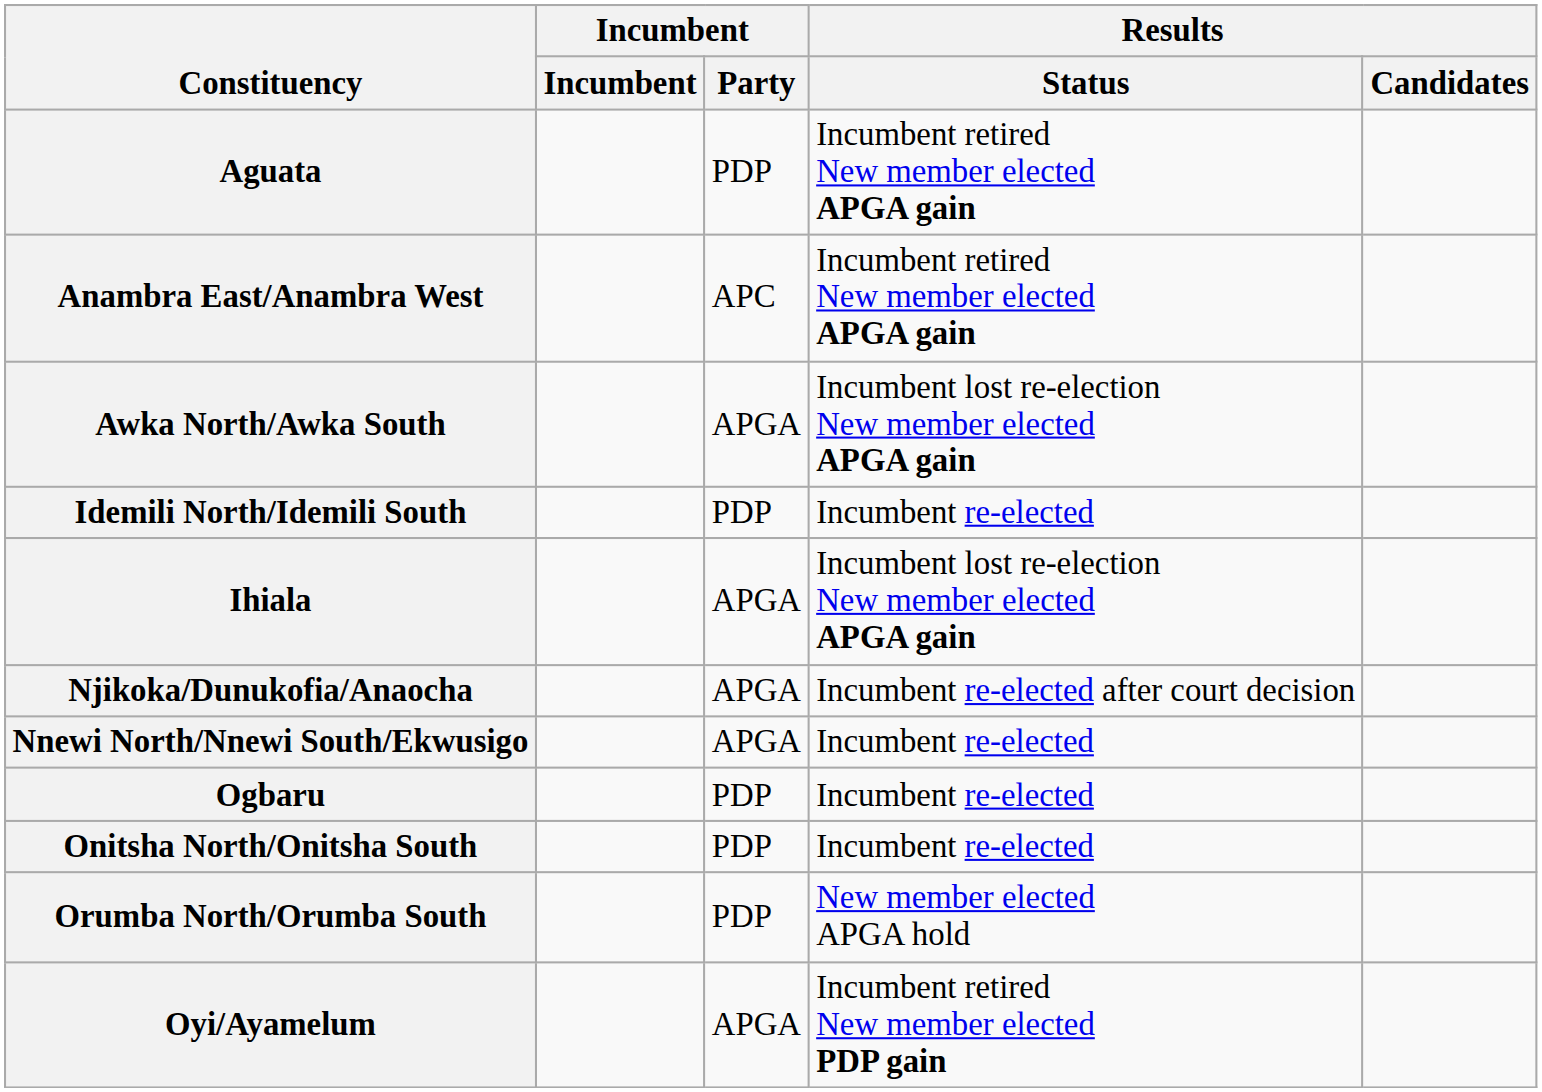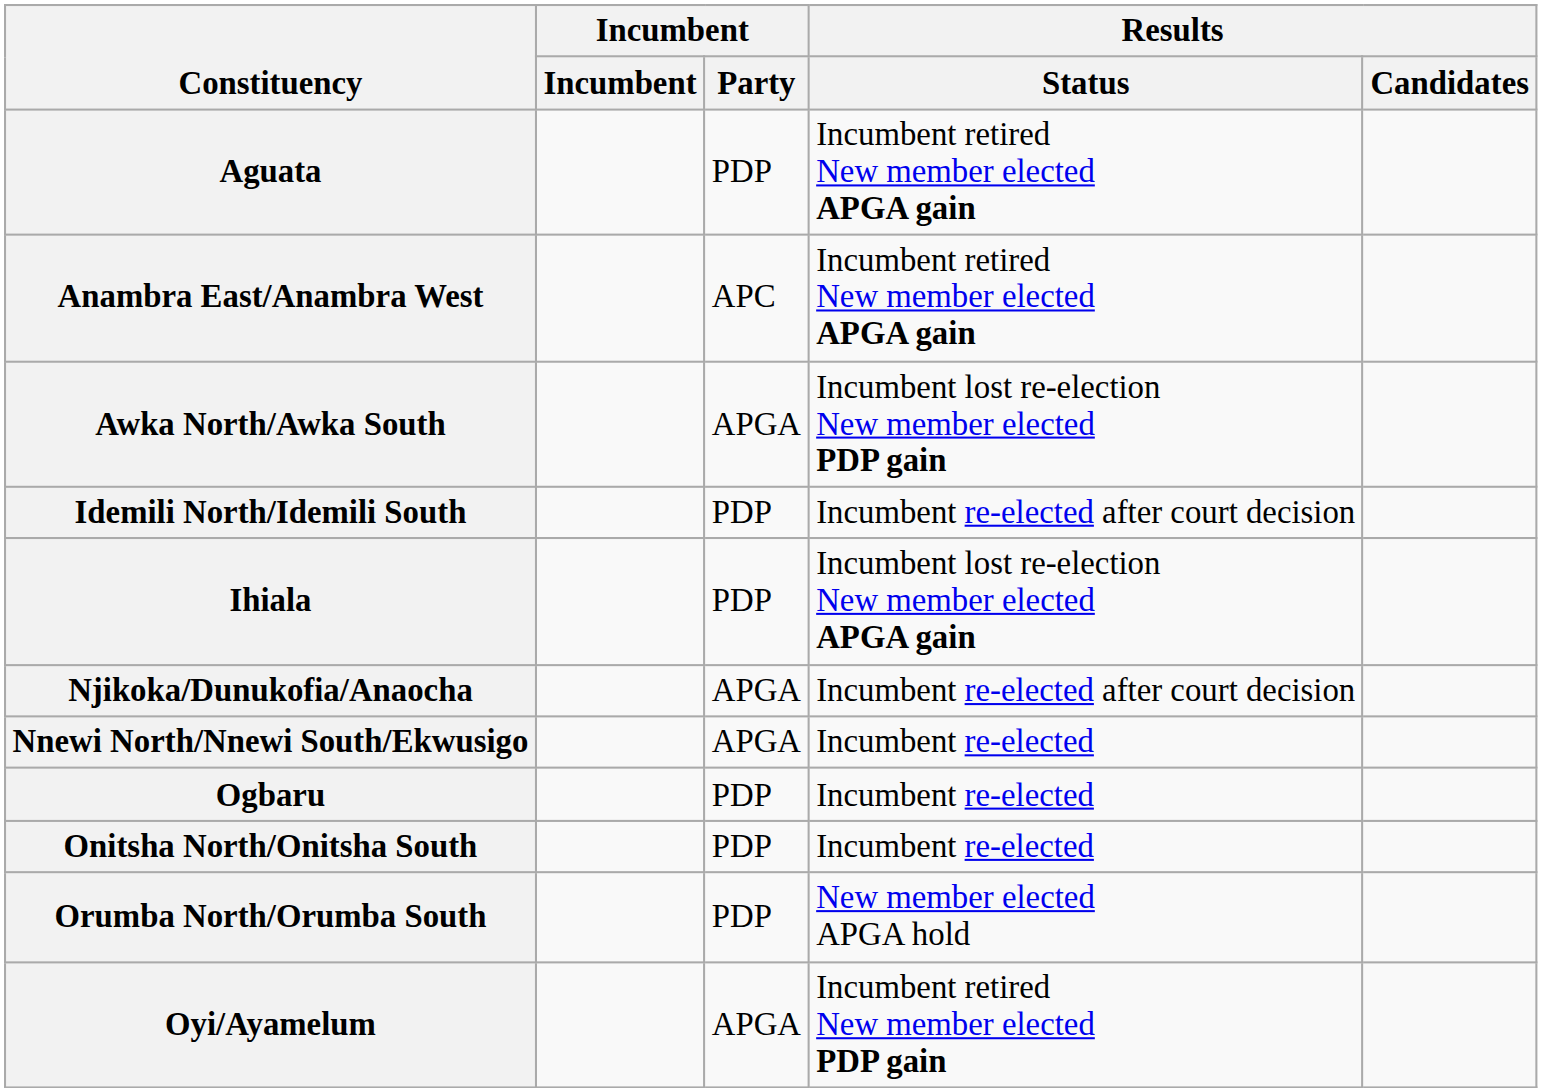(988, 423) Incumbent lost re-election New member elected APGA gain -> (988, 423) Incumbent lost re-election New member elected PDP gain
(955, 512) Incumbent re-elected -> (1086, 512) Incumbent re-elected after court decision
(756, 600) APGA -> (742, 600) PDP
